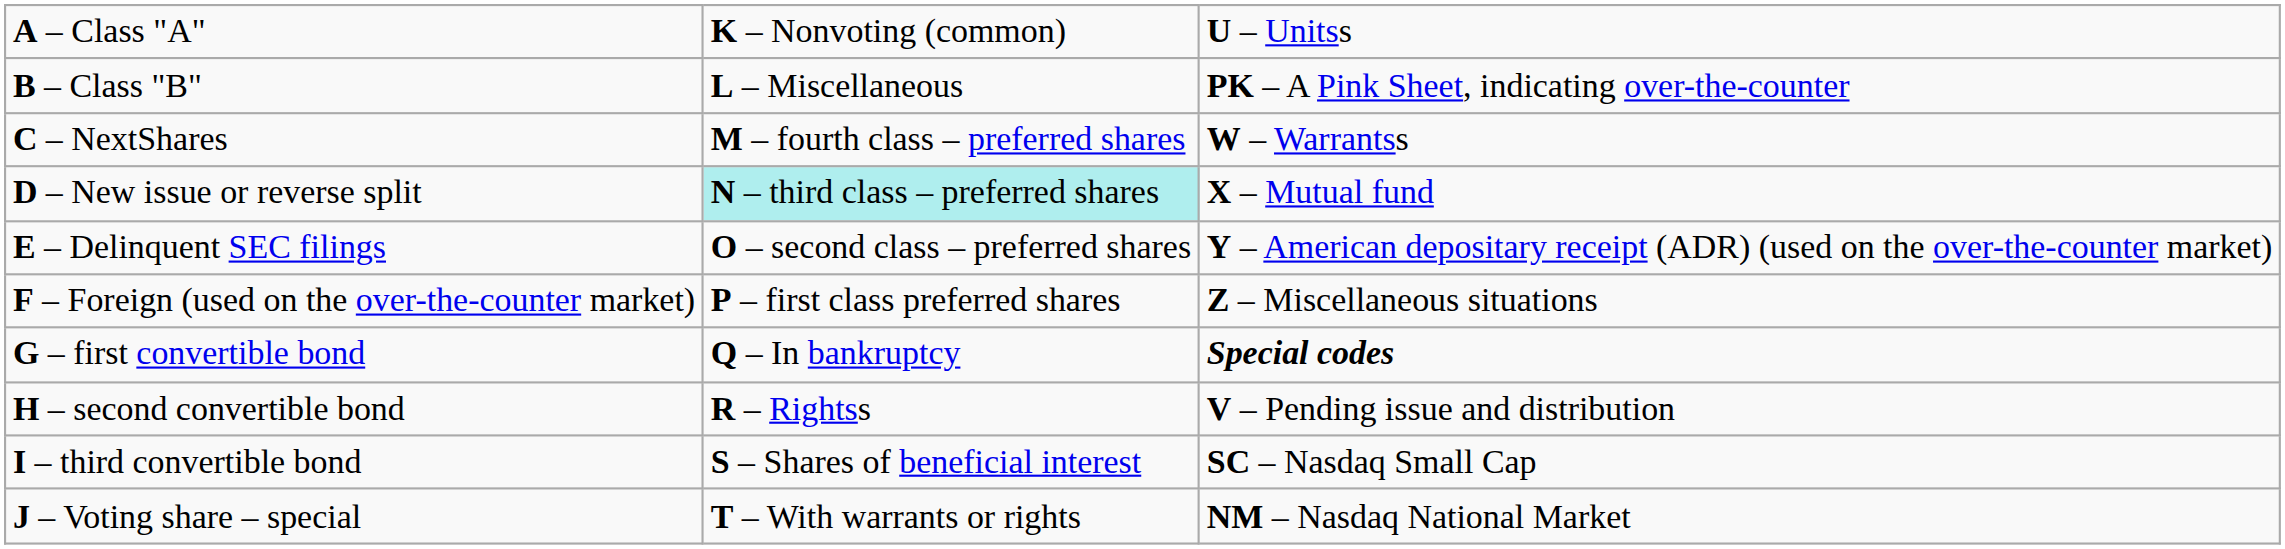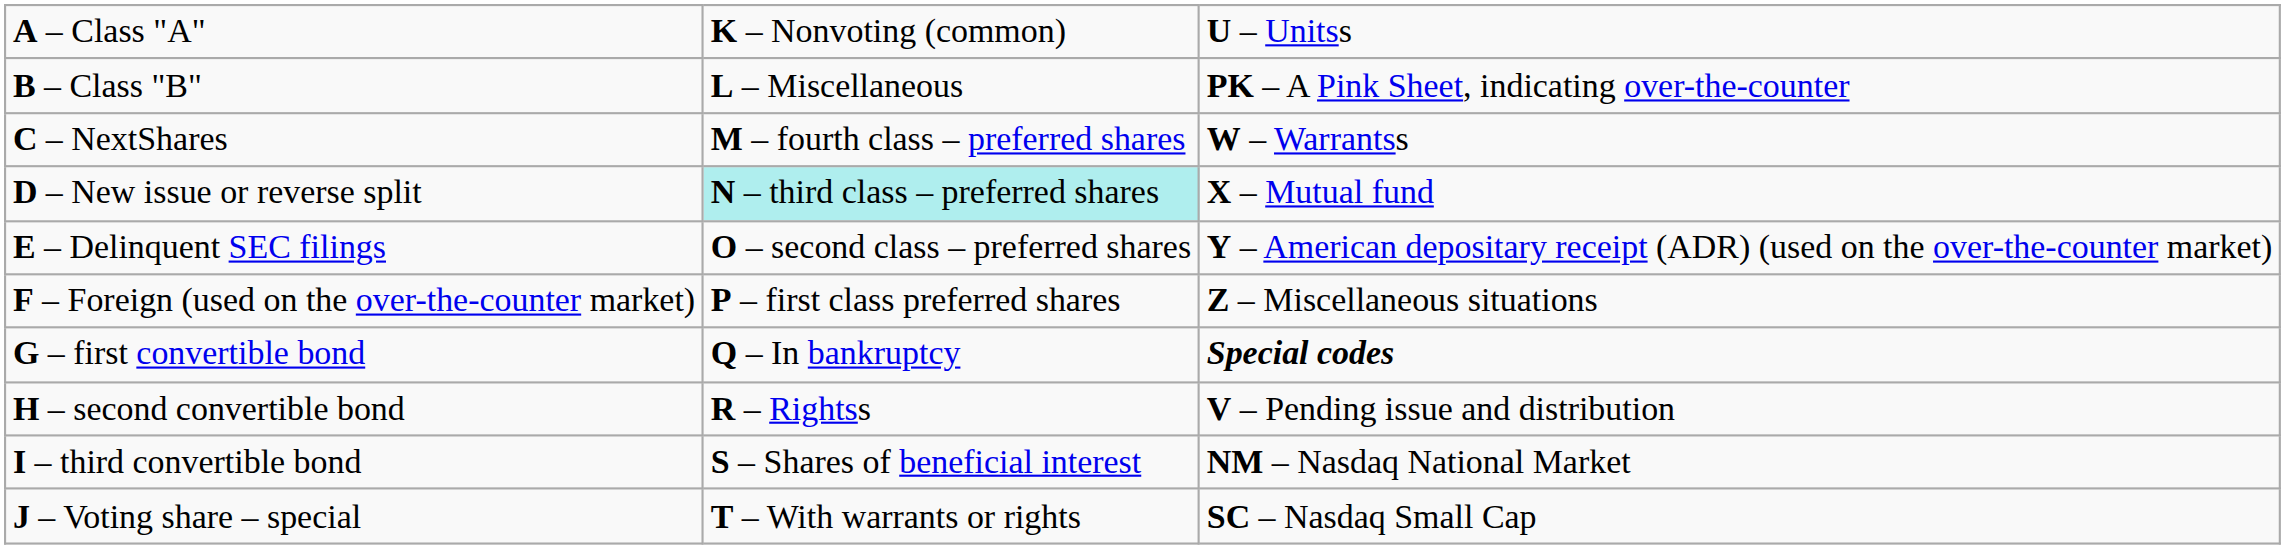(1372, 461) SC – Nasdaq Small Cap -> (1419, 461) NM – Nasdaq National Market
(1419, 515) NM – Nasdaq National Market -> (1372, 515) SC – Nasdaq Small Cap
